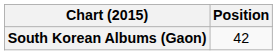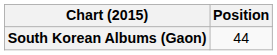(241, 38) 42 -> (241, 38) 44
